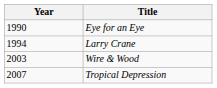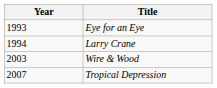(17, 28) 1990 -> (17, 28) 1993
